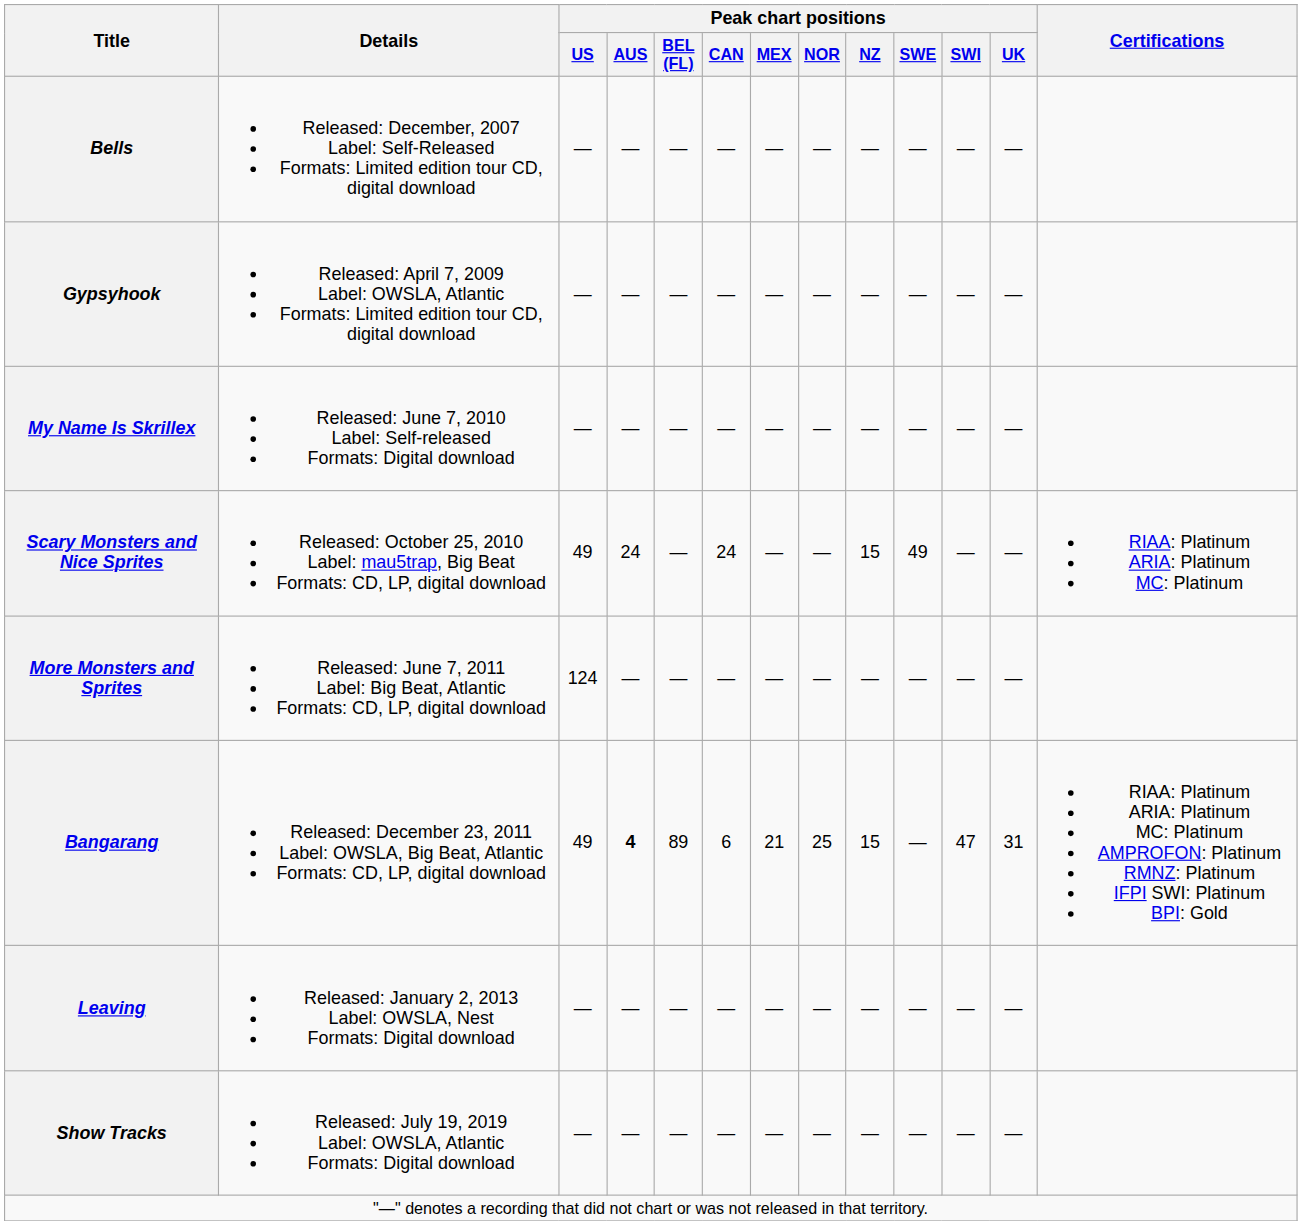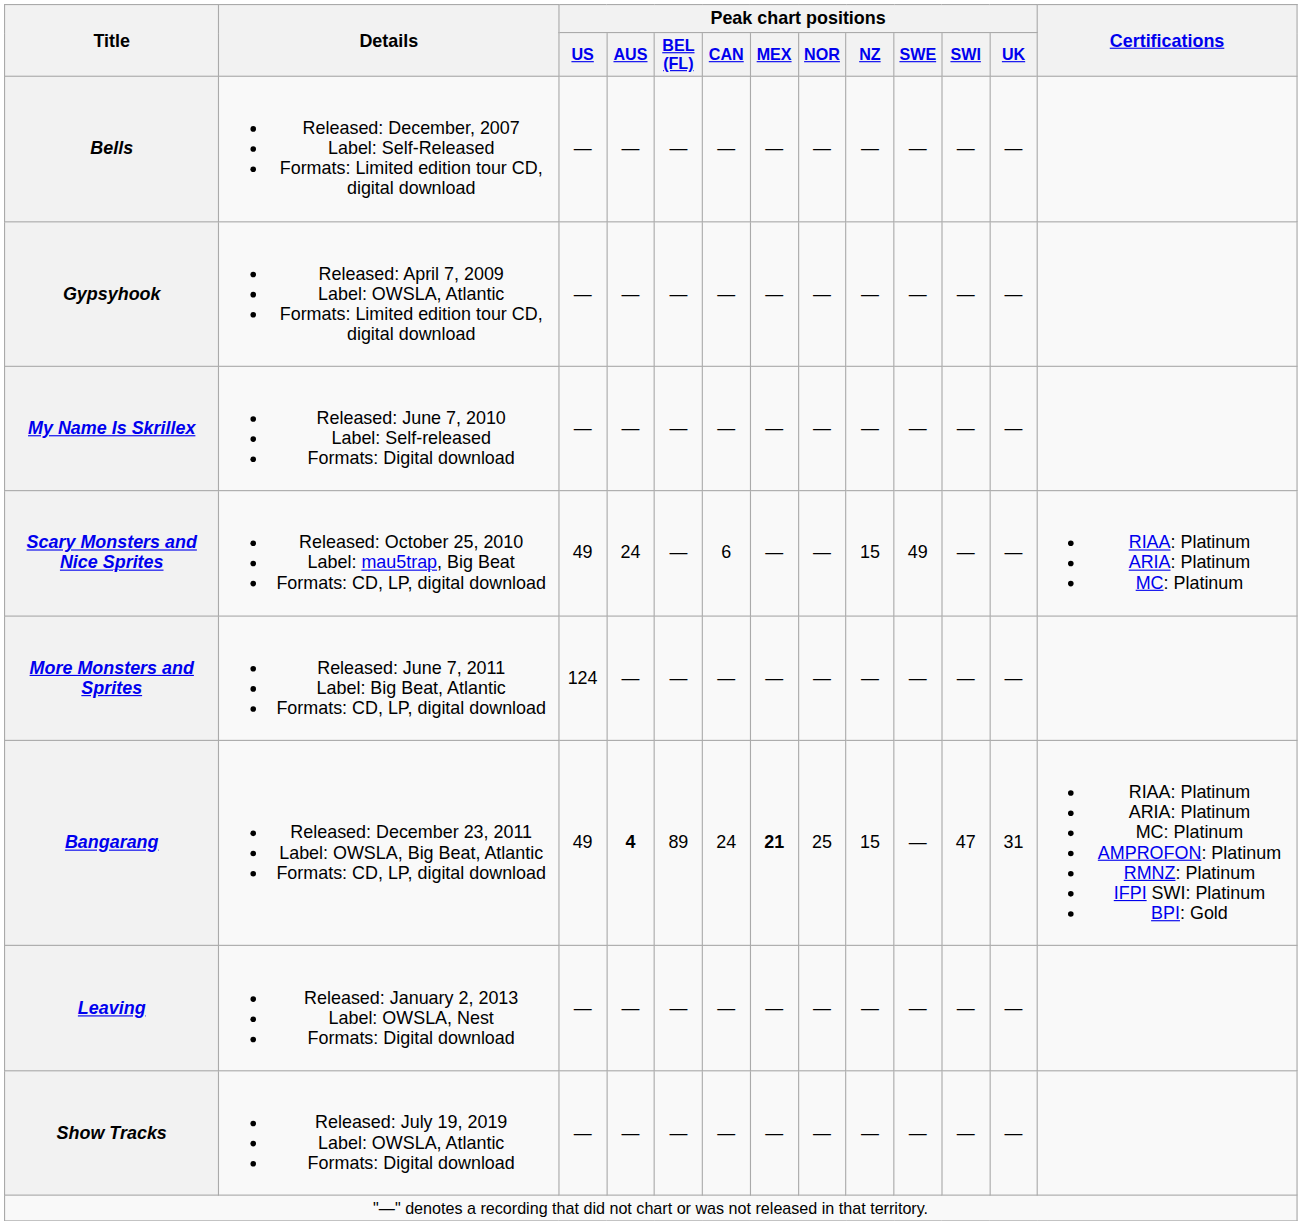(726, 553) 24 -> (726, 553) 6
(726, 843) 6 -> (726, 843) 24
(774, 843) normal -> (774, 843) bold
